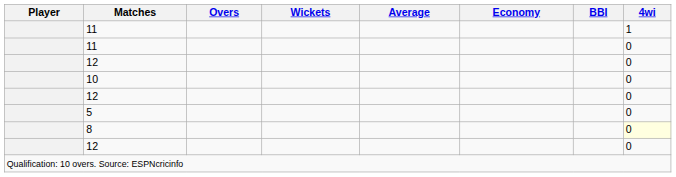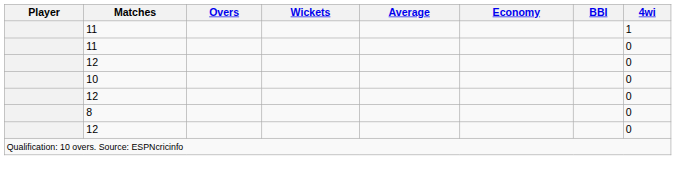- row: (44, 113)
(629, 130) lightyellow background -> (629, 113) no background
